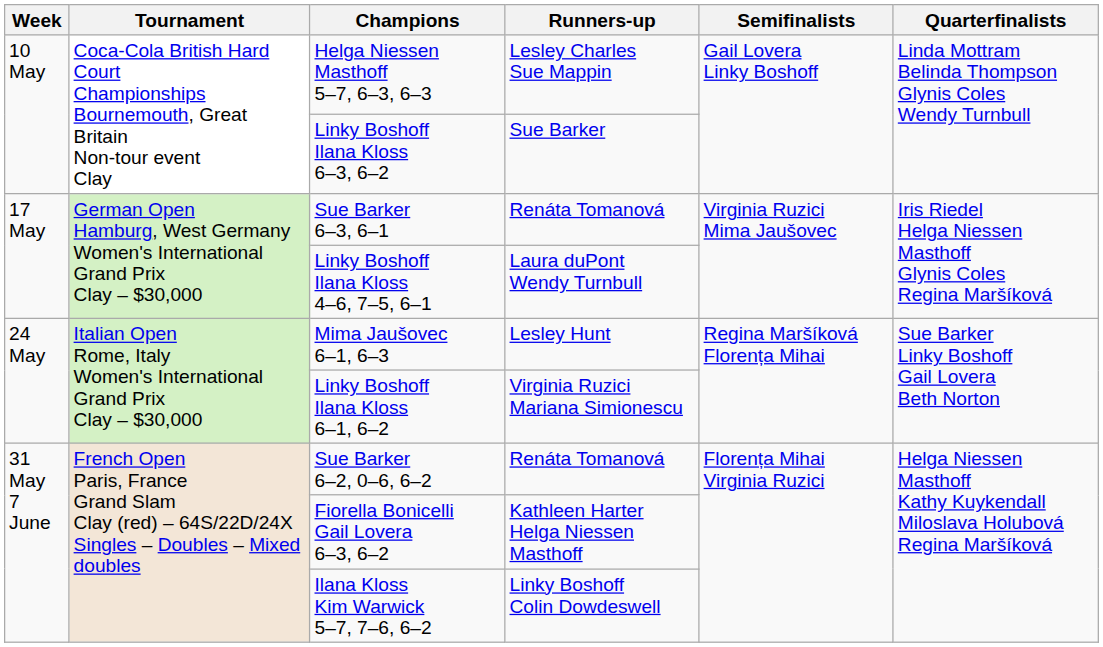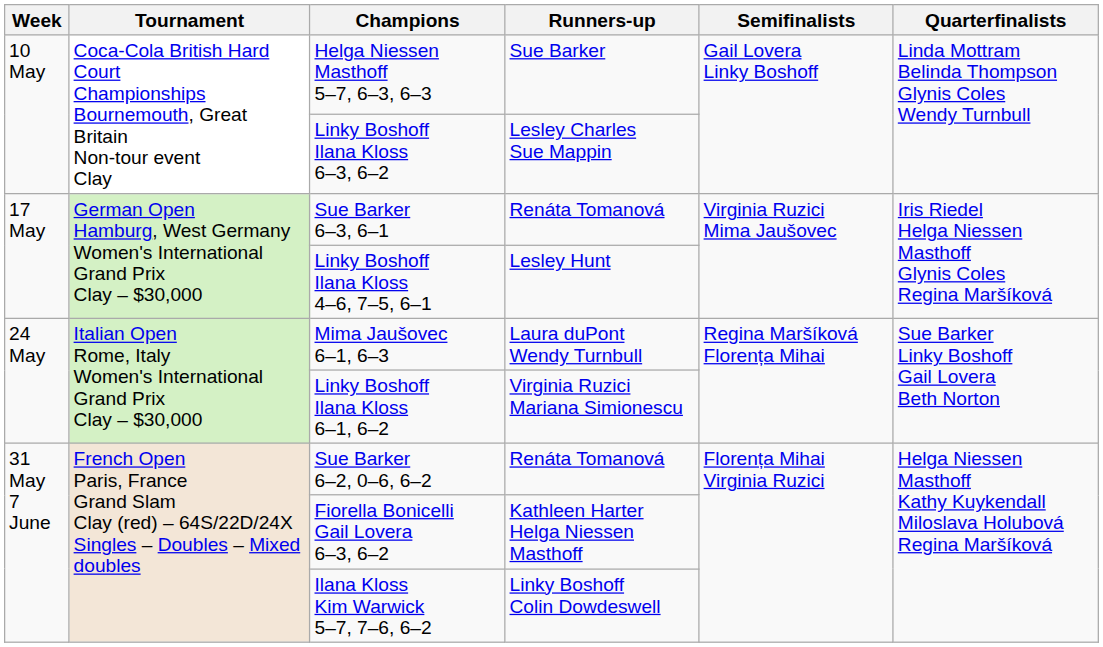(573, 61) Lesley Charles Sue Mappin -> (557, 50) Sue Barker
(557, 130) Sue Barker -> (573, 140) Lesley Charles Sue Mappin
(576, 272) Laura duPont Wendy Turnbull -> (560, 261) Lesley Hunt
(560, 334) Lesley Hunt -> (576, 345) Laura duPont Wendy Turnbull
